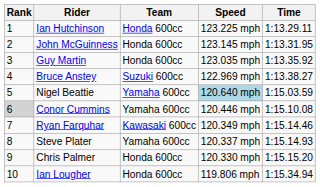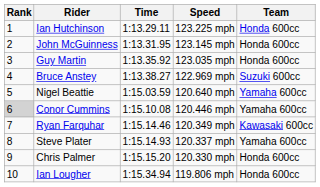columns swapped: (159, 13) <-> (289, 13)
(230, 93) lightblue background -> (205, 93) no background
